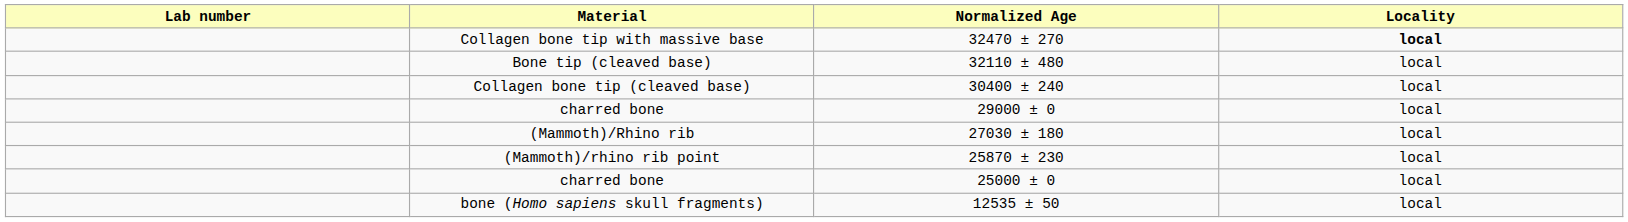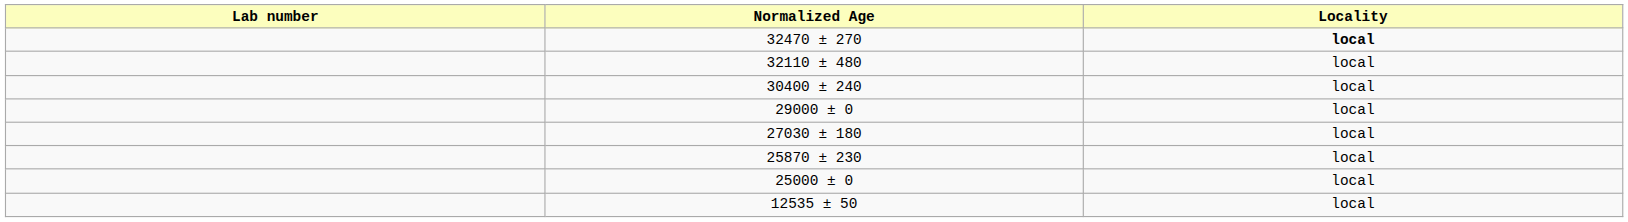- column: (612, 16)
